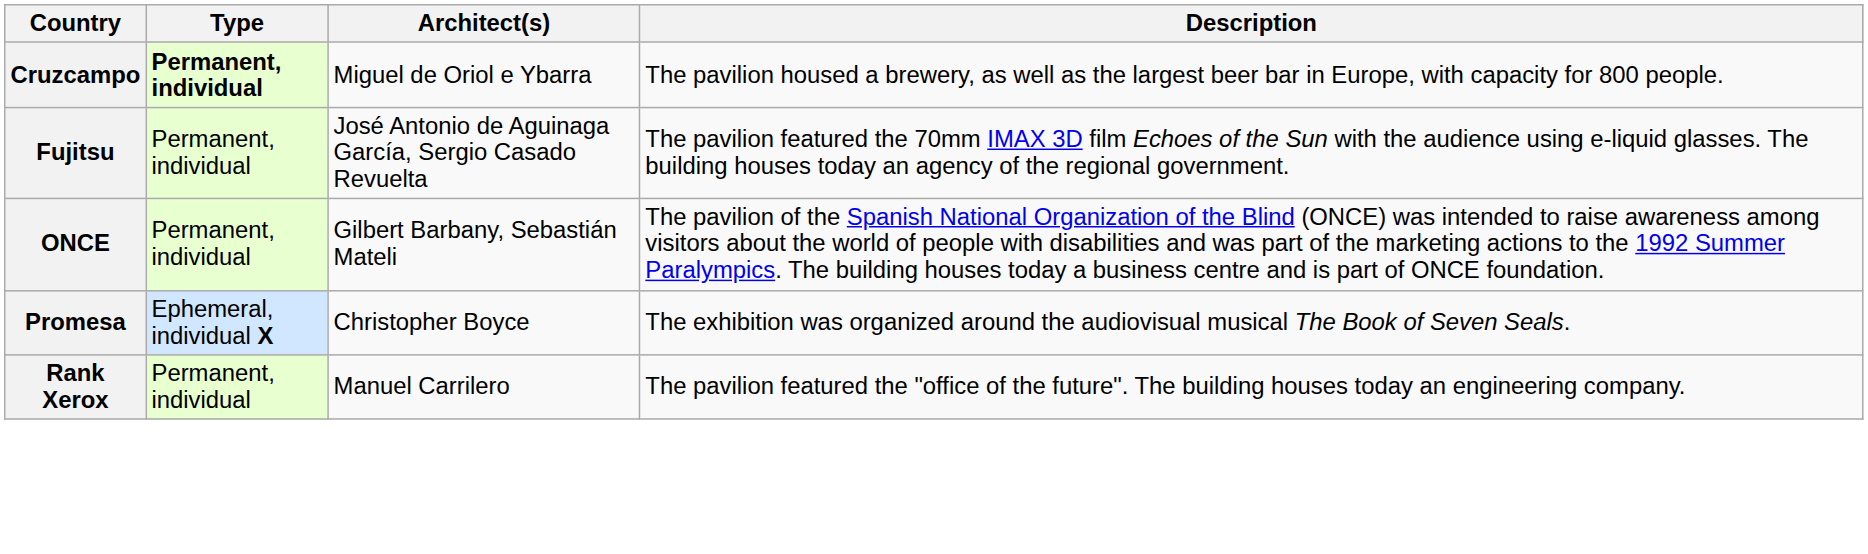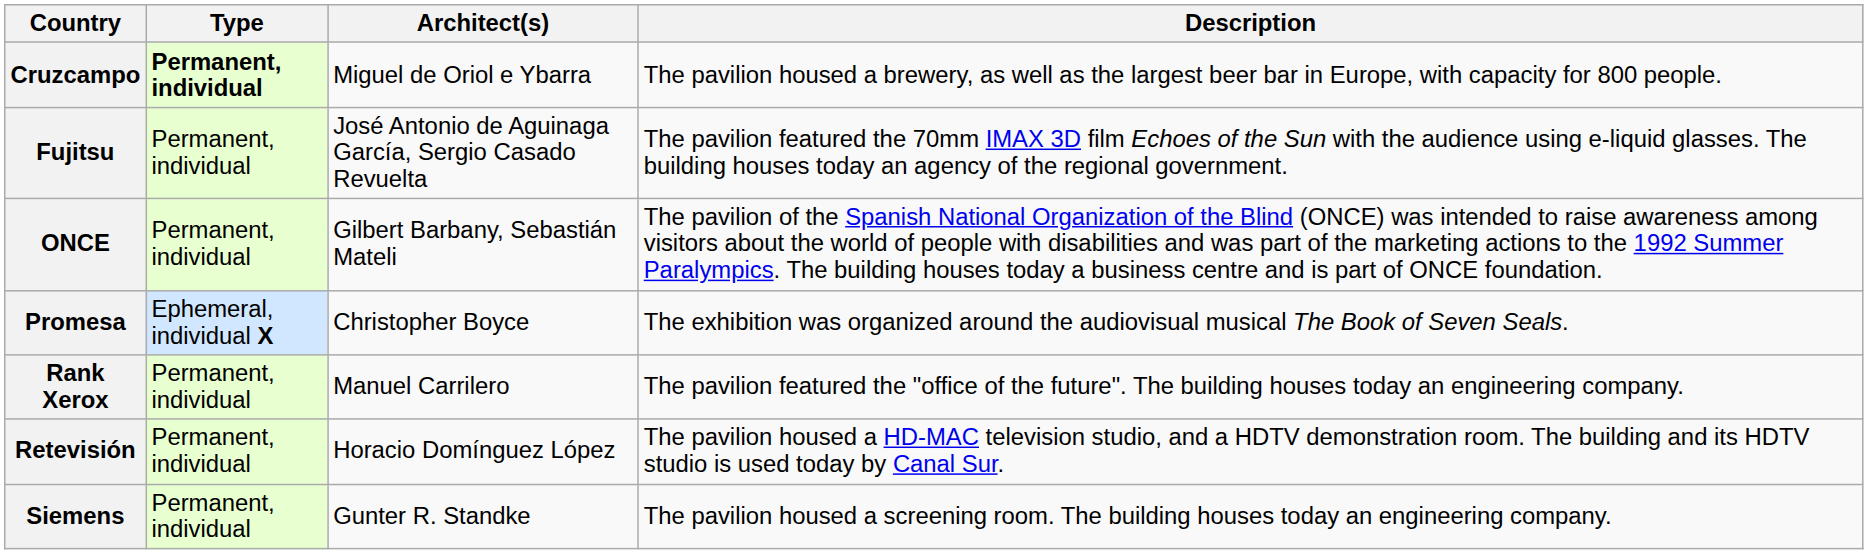+ row: (75, 451)
+ row: (75, 516)
